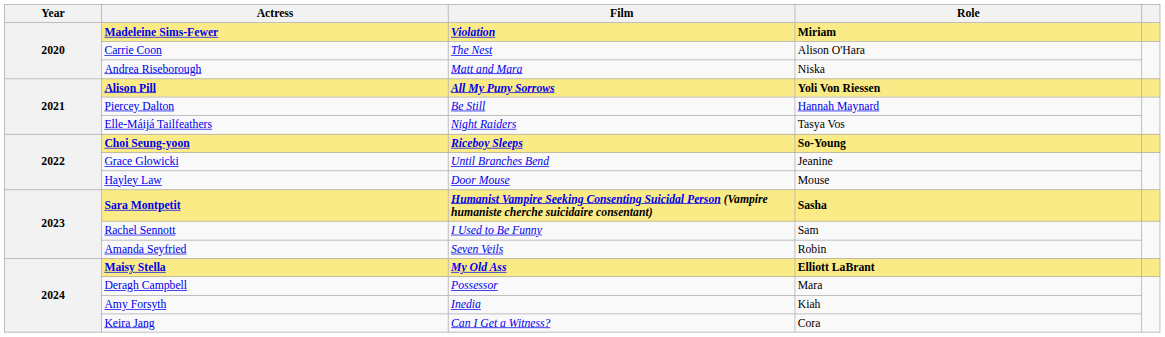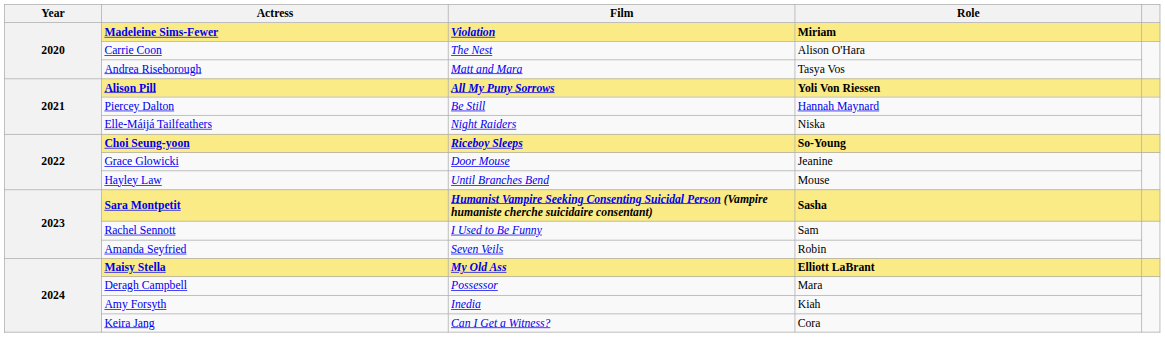(811, 69) Niska -> (821, 69) Tasya Vos
(821, 124) Tasya Vos -> (811, 124) Niska
(500, 161) Until Branches Bend -> (480, 161) Door Mouse
(480, 180) Door Mouse -> (500, 180) Until Branches Bend
